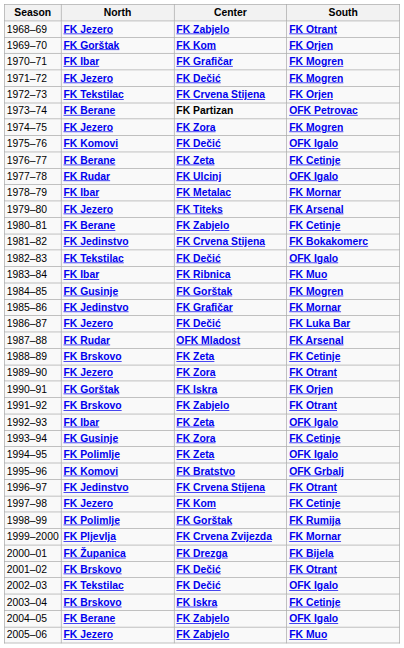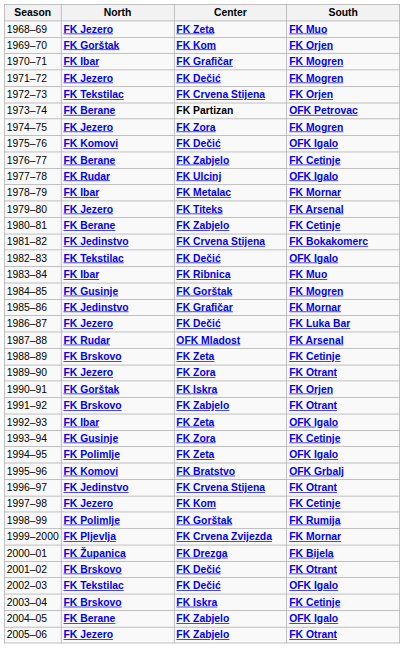(203, 29) FK Zabjelo -> (195, 29) FK Zeta
(313, 29) FK Otrant -> (308, 29) FK Muo
(195, 160) FK Zeta -> (203, 160) FK Zabjelo
(308, 635) FK Muo -> (313, 635) FK Otrant
